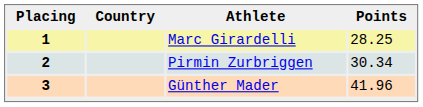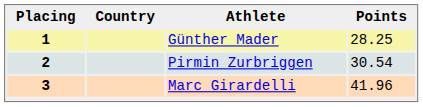(232, 41) Marc Girardelli -> (223, 41) Günther Mader
(371, 63) 30.34 -> (371, 63) 30.54
(223, 86) Günther Mader -> (232, 86) Marc Girardelli
